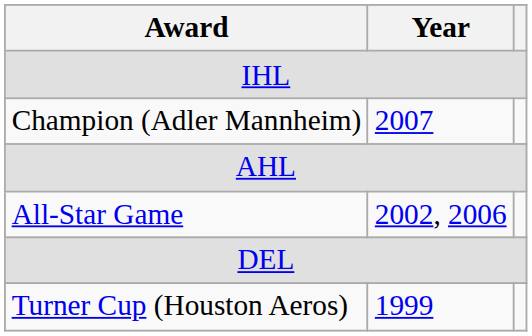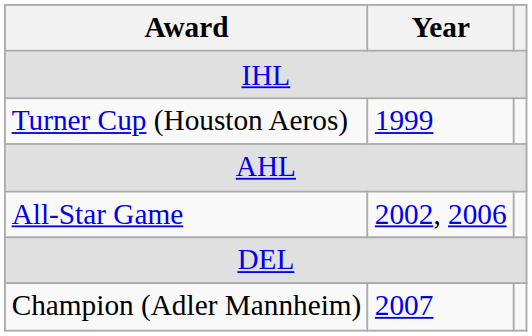rows swapped: (180, 306) <-> (186, 120)
